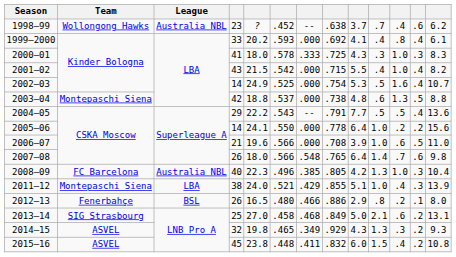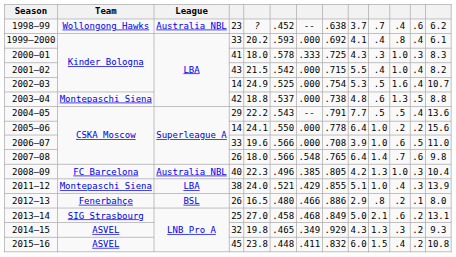(237, 143) 21 -> (237, 143) 33
